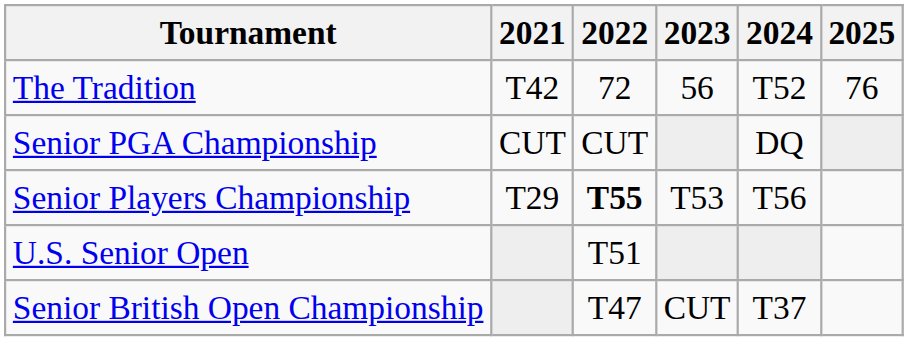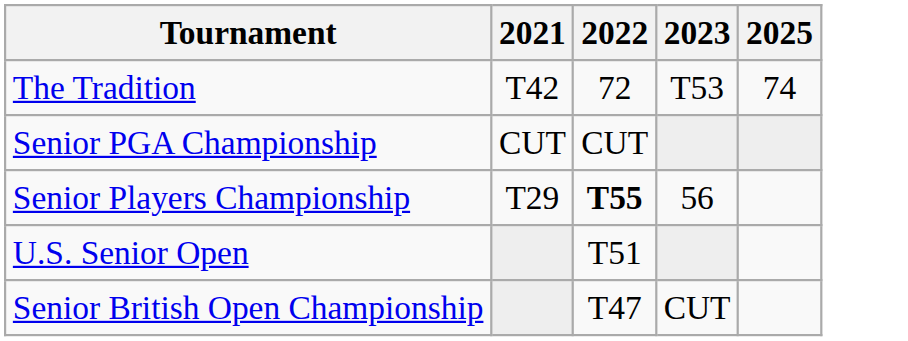- column: (779, 32)
(697, 87) 56 -> (697, 87) T53
(862, 87) 76 -> (779, 87) 74
(697, 197) T53 -> (697, 197) 56
